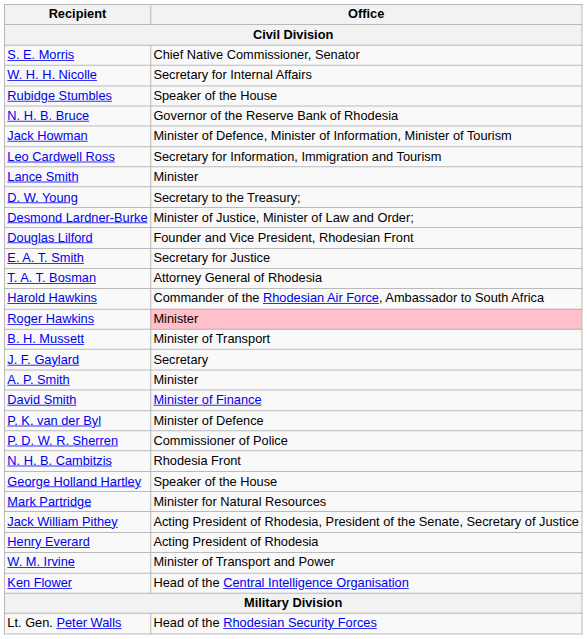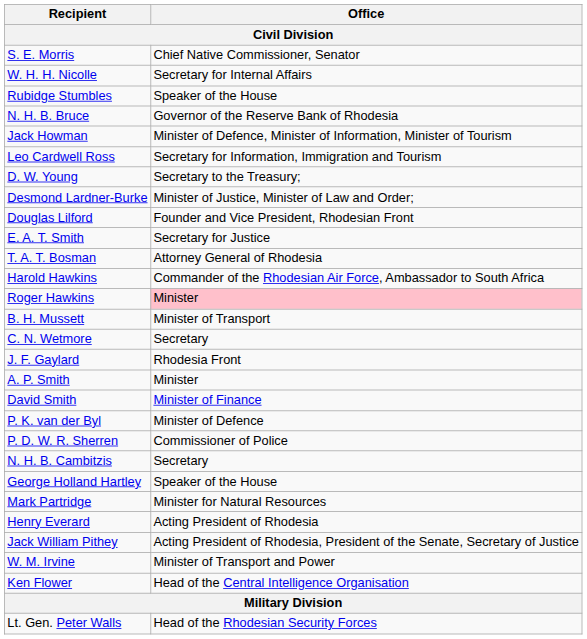- row: (43, 177)
+ row: (50, 339)
(181, 359) Secretary -> (197, 359) Rhodesia Front
(197, 461) Rhodesia Front -> (181, 461) Secretary
rows swapped: (62, 522) <-> (49, 542)
